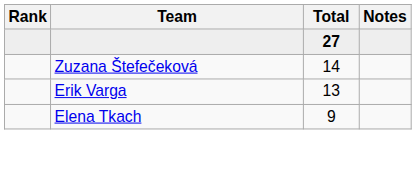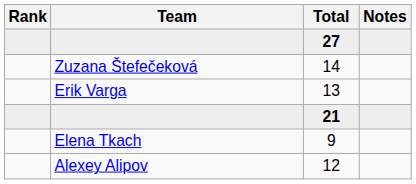+ row: (331, 116)
+ row: (331, 166)
